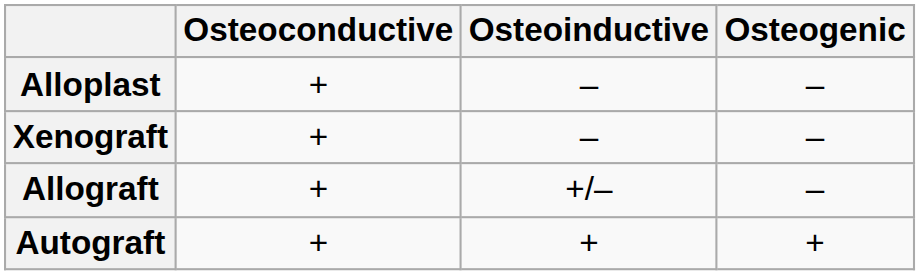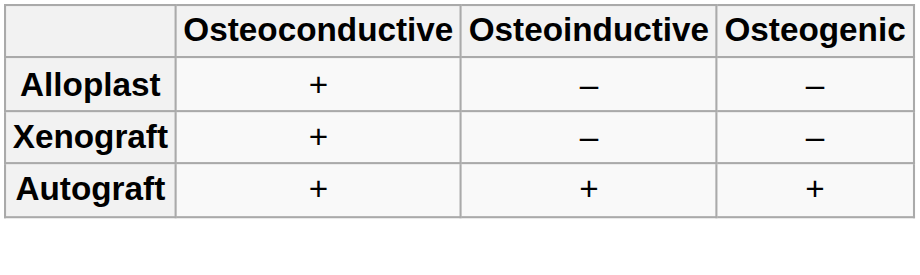- row: (90, 189)
